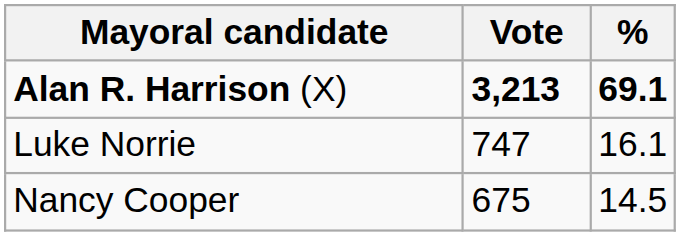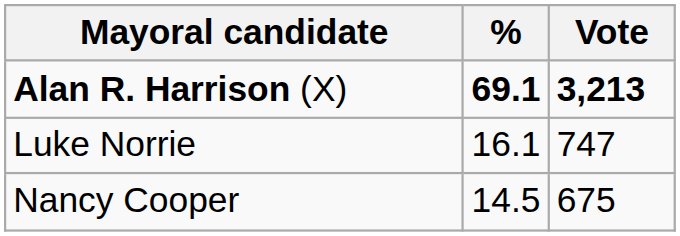columns swapped: (527, 32) <-> (633, 32)
